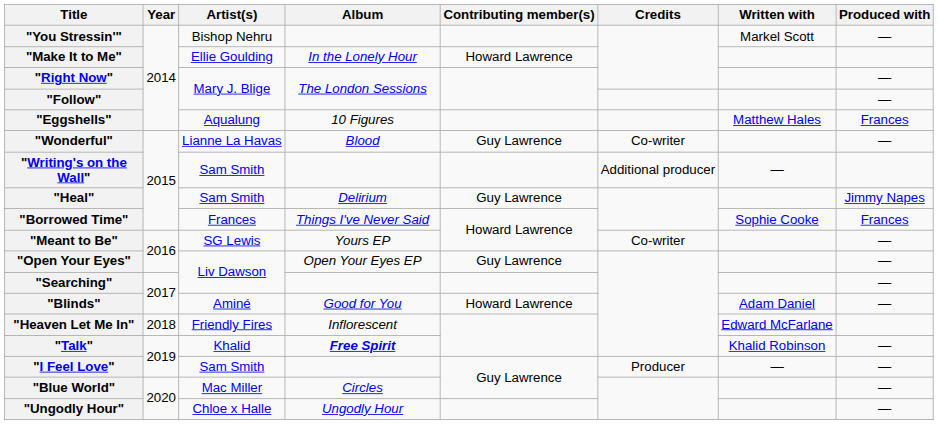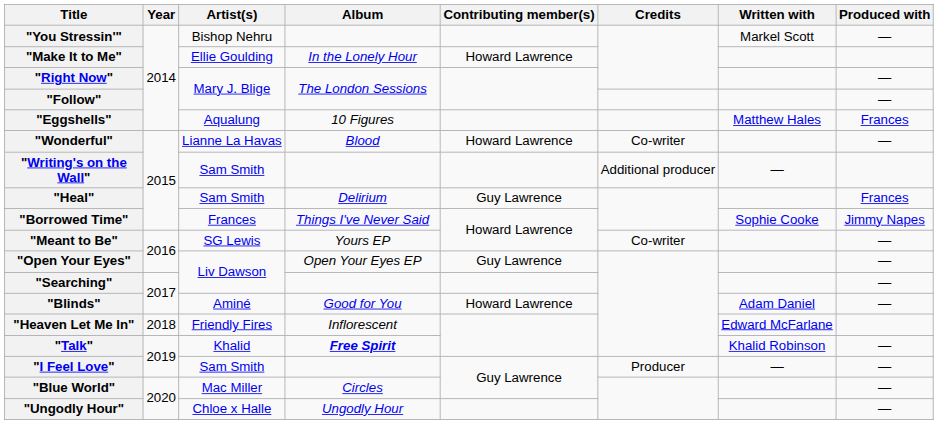(519, 141) Guy Lawrence -> (519, 141) Howard Lawrence
(885, 198) Jimmy Napes -> (885, 198) Frances
(885, 219) Frances -> (885, 219) Jimmy Napes
